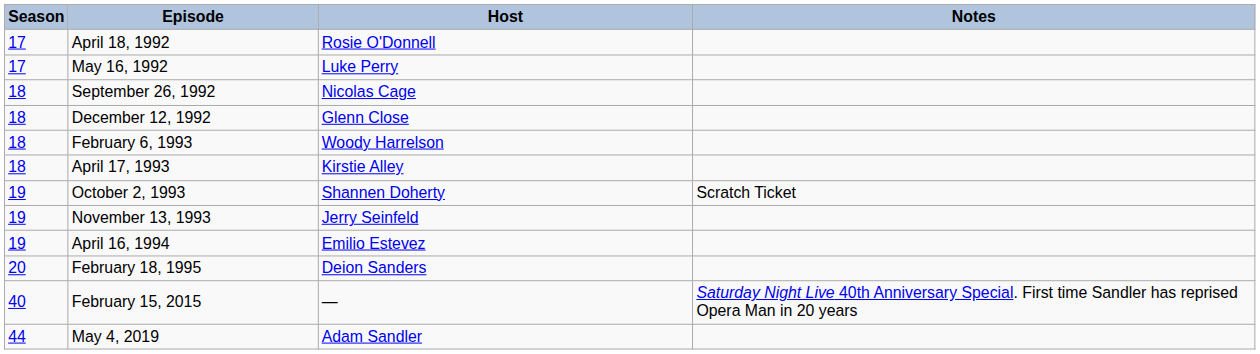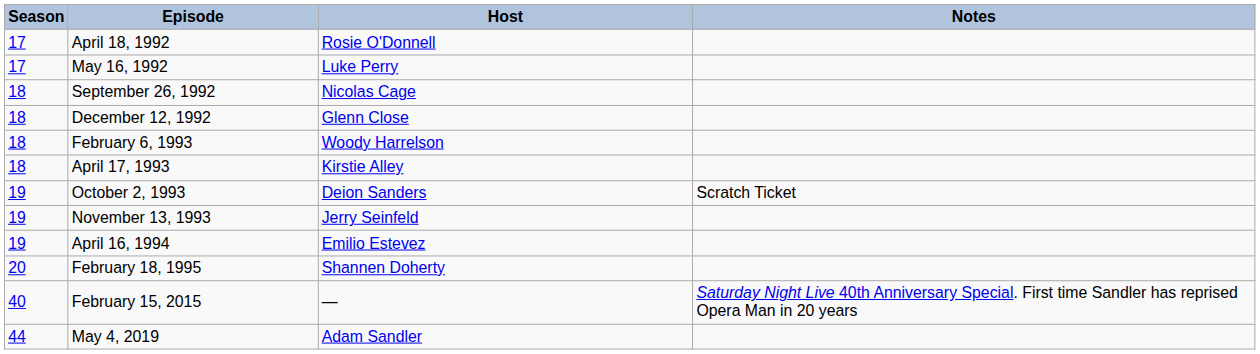(383, 192) Shannen Doherty -> (374, 192) Deion Sanders
(374, 268) Deion Sanders -> (383, 268) Shannen Doherty
